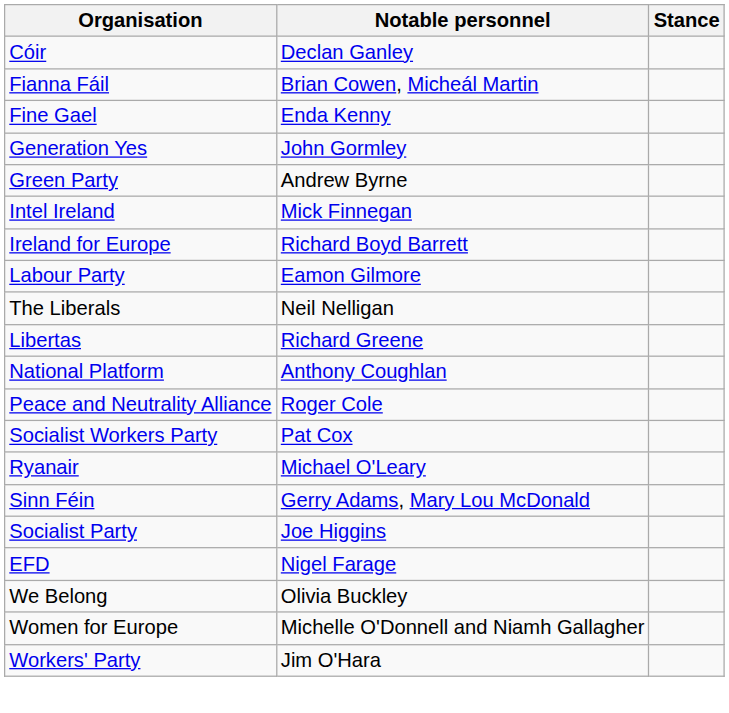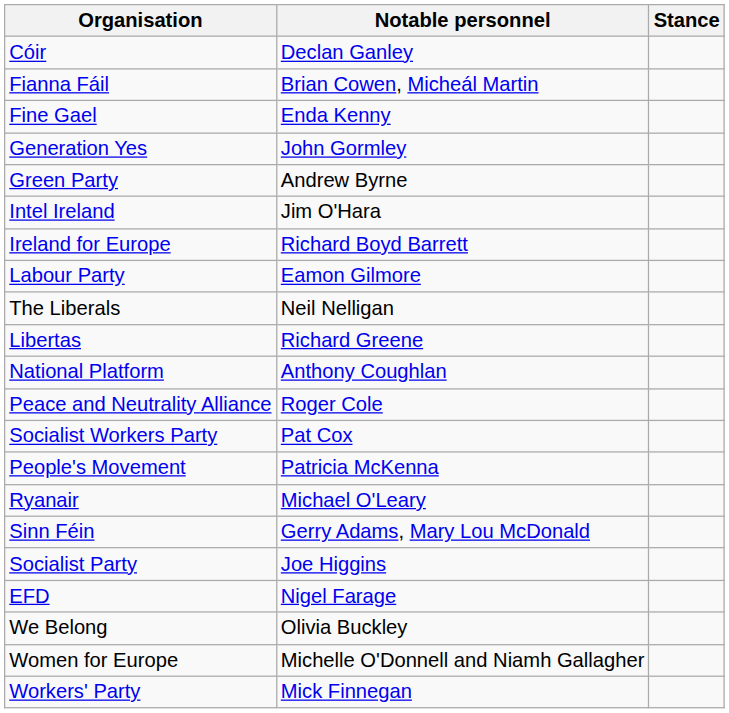(346, 212) Mick Finnegan -> (331, 212) Jim O'Hara
+ row: (97, 468)
(331, 659) Jim O'Hara -> (346, 691) Mick Finnegan
